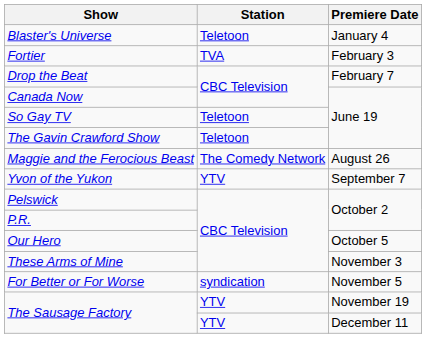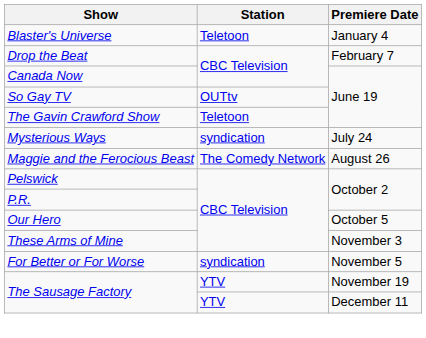- row: (26, 55)
(224, 117) Teletoon -> (219, 96) OUTtv
+ row: (57, 138)
- row: (60, 179)
